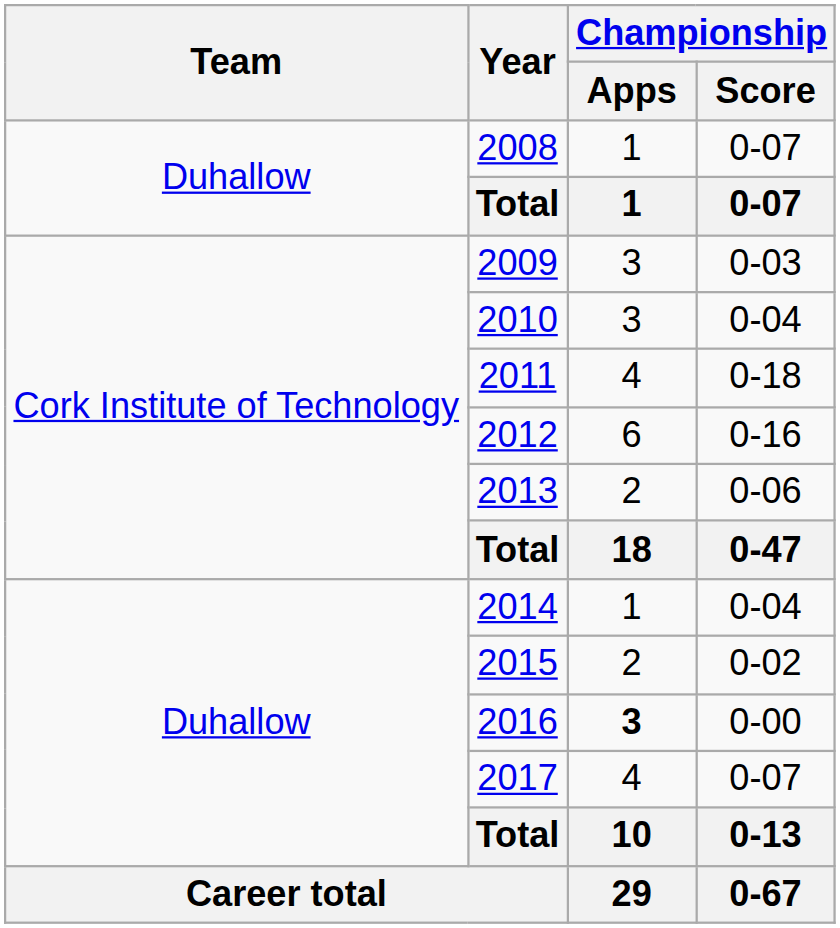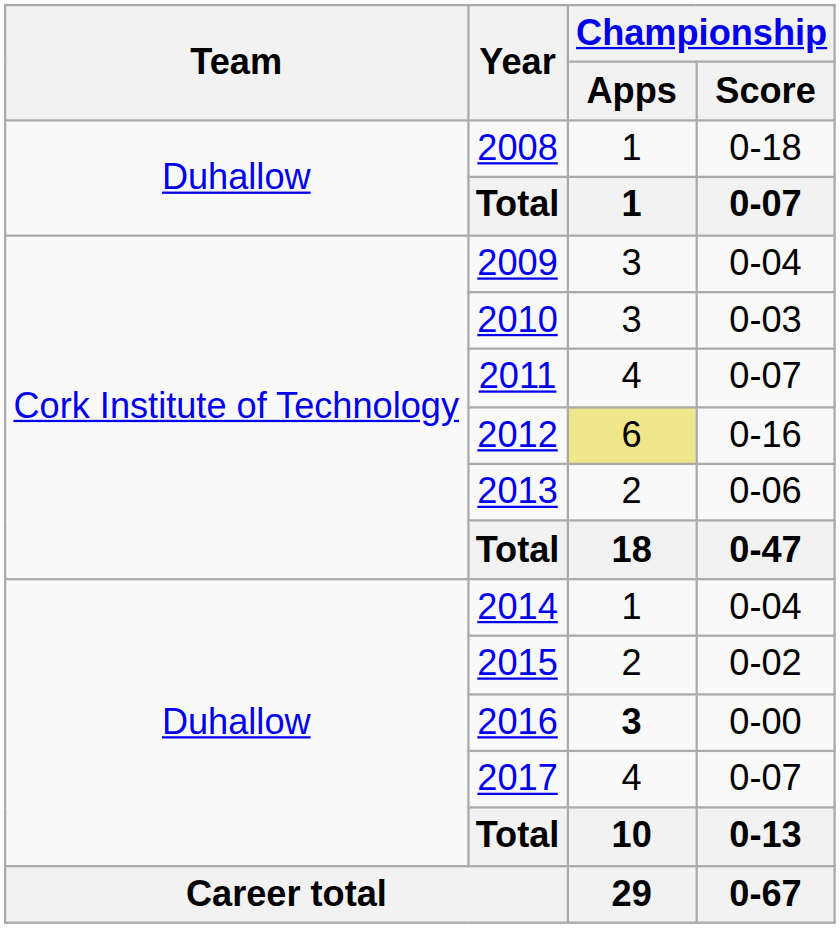(766, 147) 0-07 -> (766, 147) 0-18
(766, 262) 0-03 -> (766, 262) 0-04
(766, 319) 0-04 -> (766, 319) 0-03
(766, 377) 0-18 -> (766, 377) 0-07
(632, 434) no background -> (632, 434) khaki background
